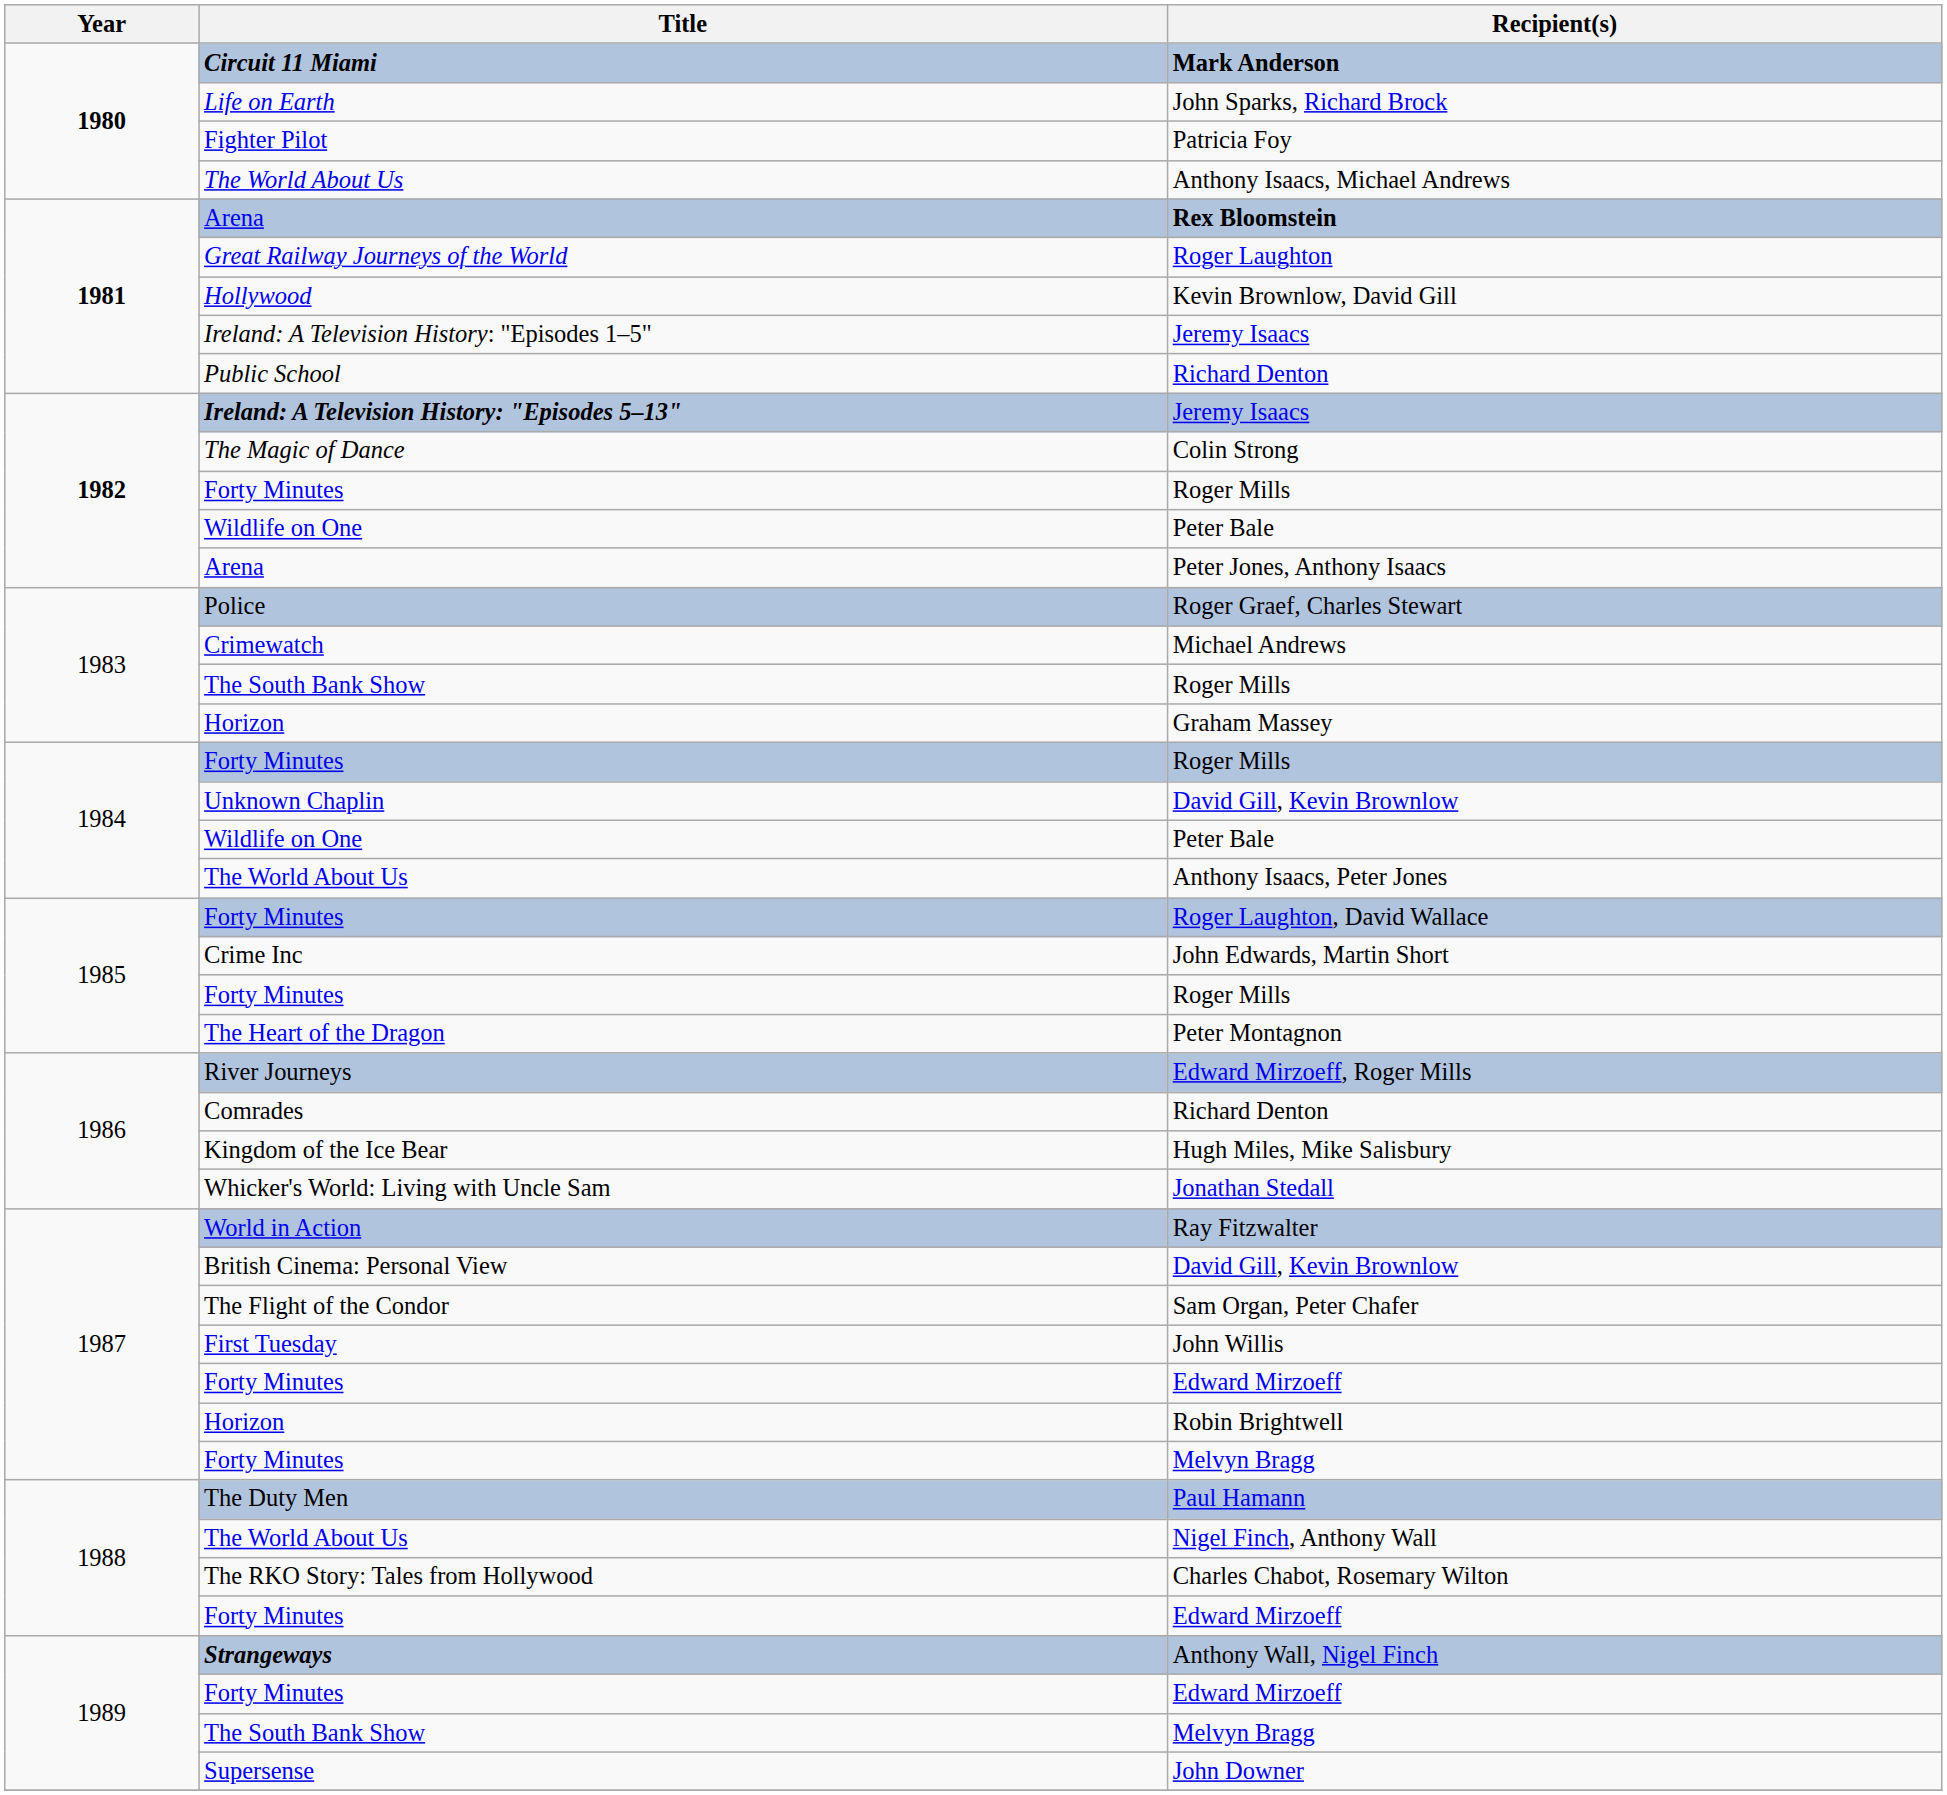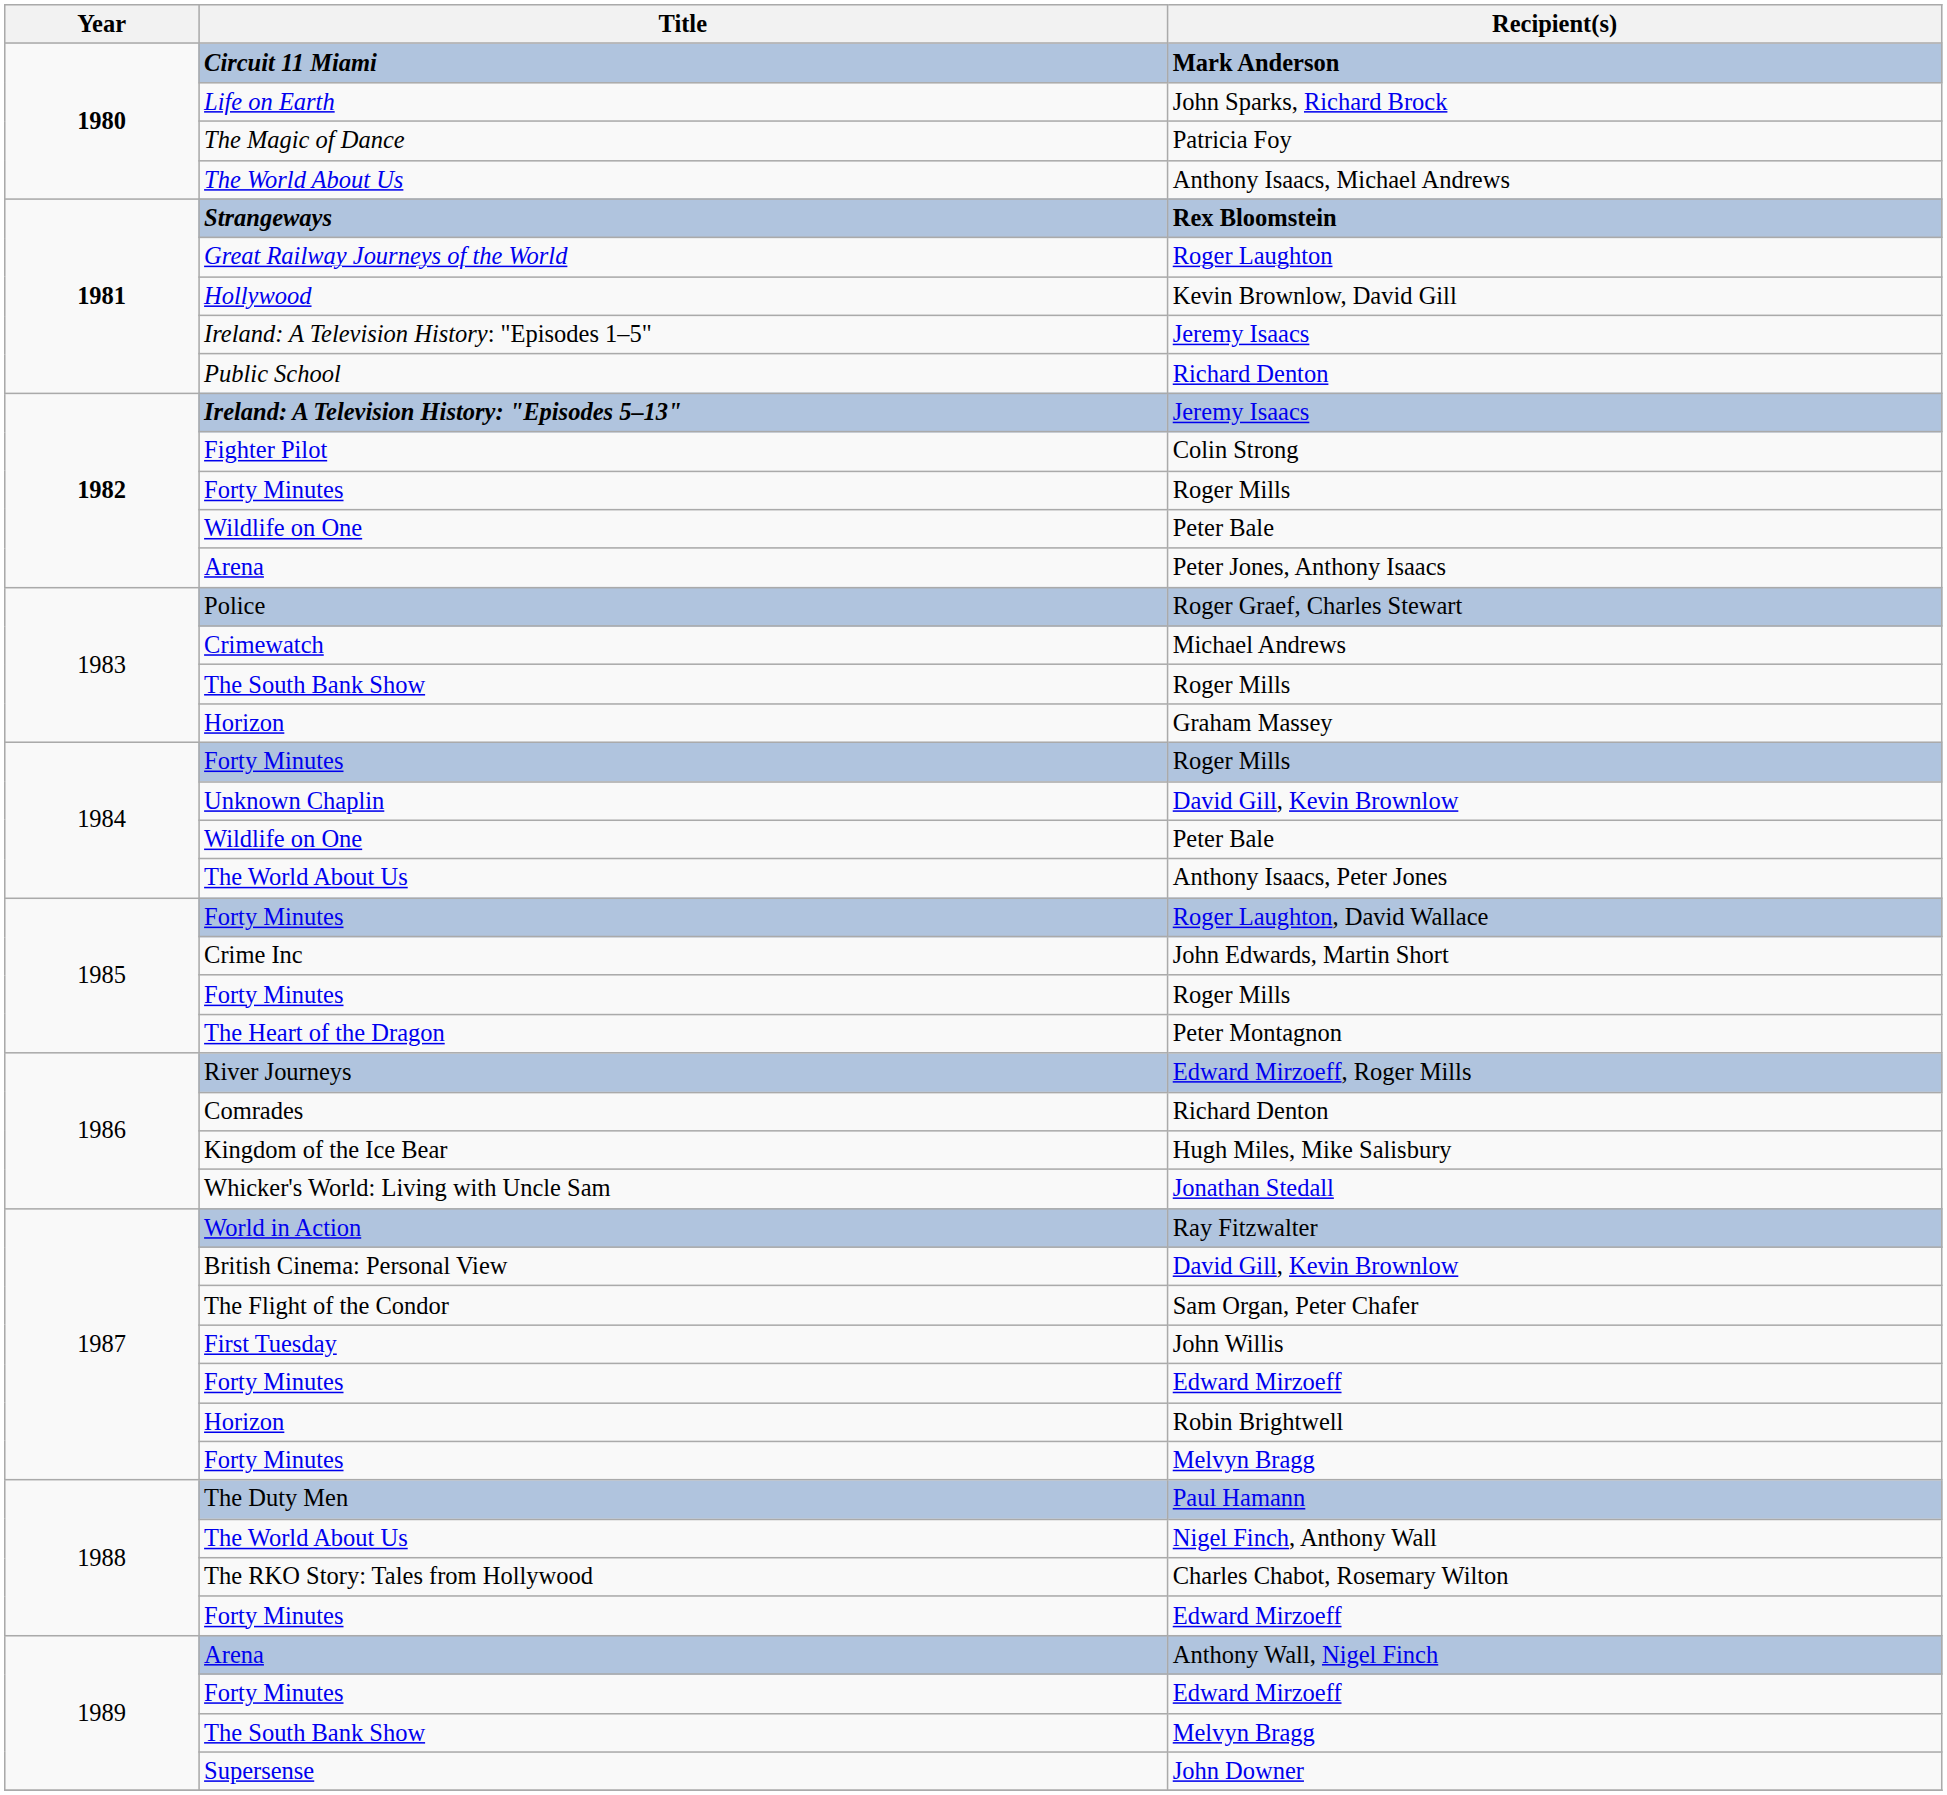(266, 140) Fighter Pilot -> (304, 140) The Magic of Dance
(234, 218) Arena -> (268, 218) Strangeways
(304, 450) The Magic of Dance -> (266, 450) Fighter Pilot
(268, 1654) Strangeways -> (234, 1654) Arena
